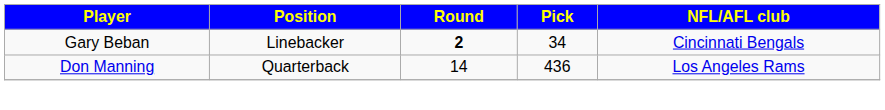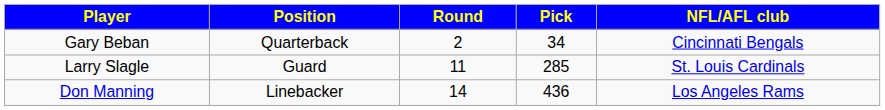(305, 42) Linebacker -> (305, 42) Quarterback
(459, 42) bold -> (458, 42) normal
+ row: (107, 67)
(305, 67) Quarterback -> (305, 92) Linebacker
